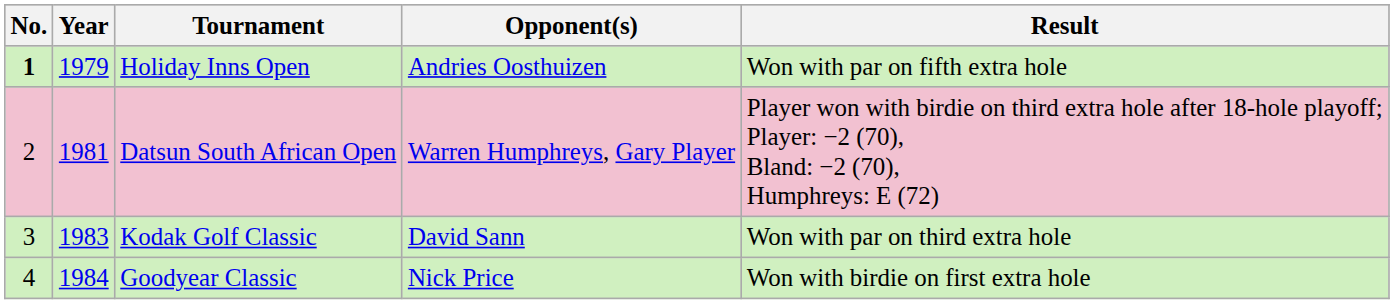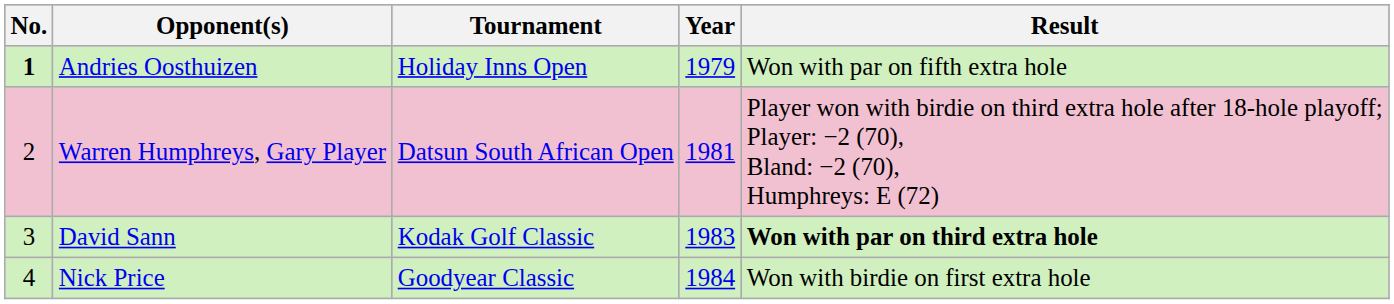columns swapped: (84, 25) <-> (571, 25)
(909, 237) normal -> (922, 237) bold
